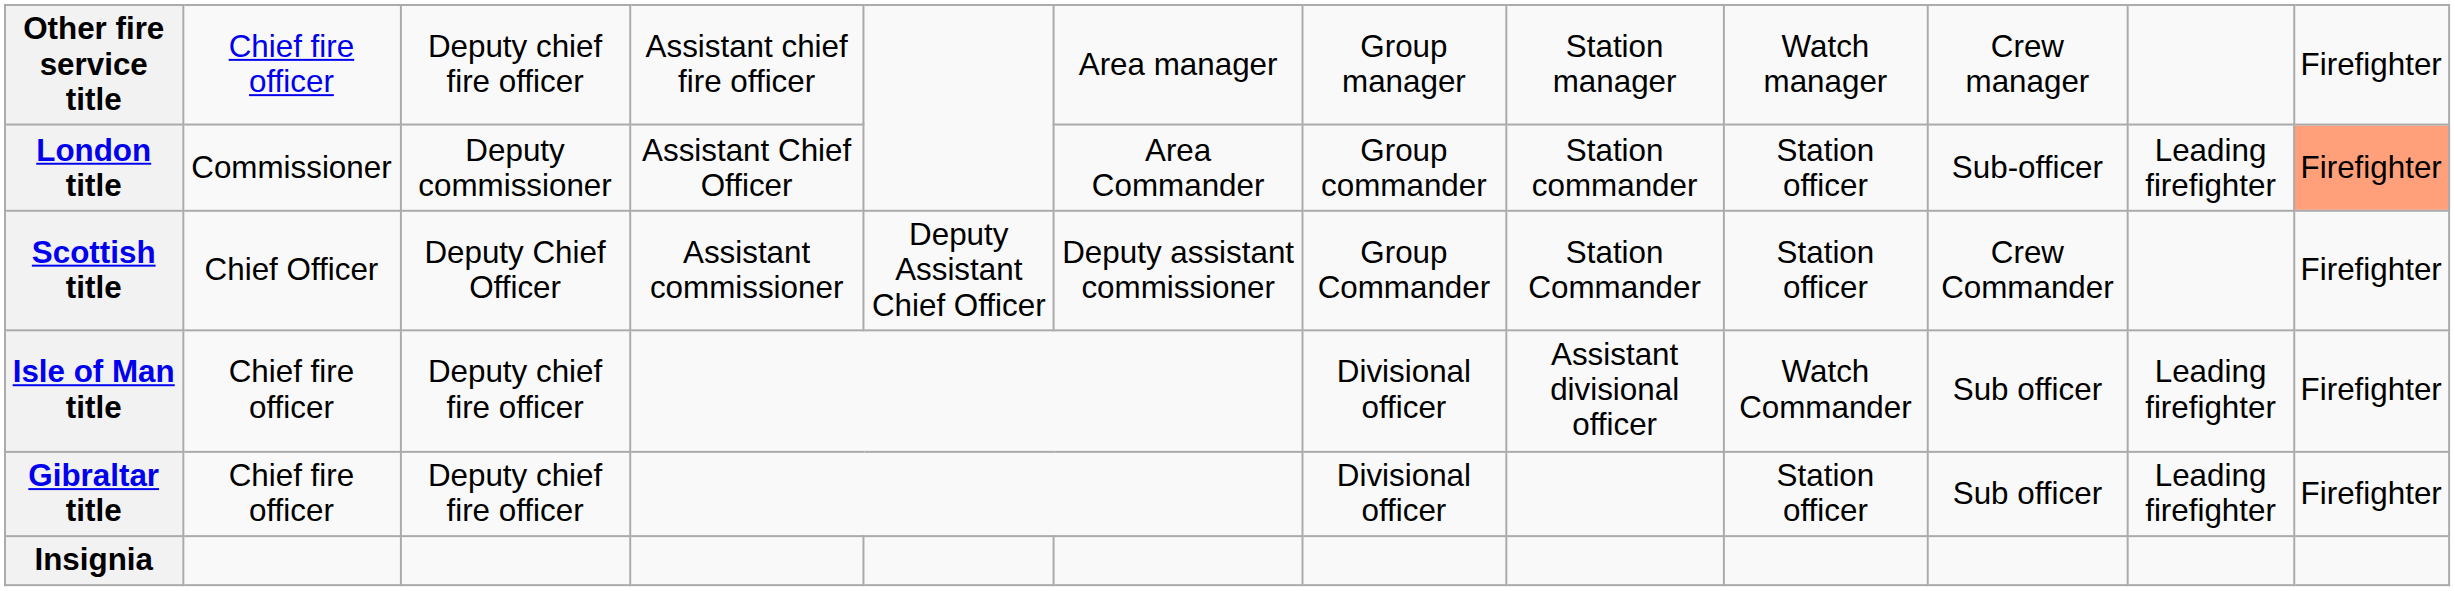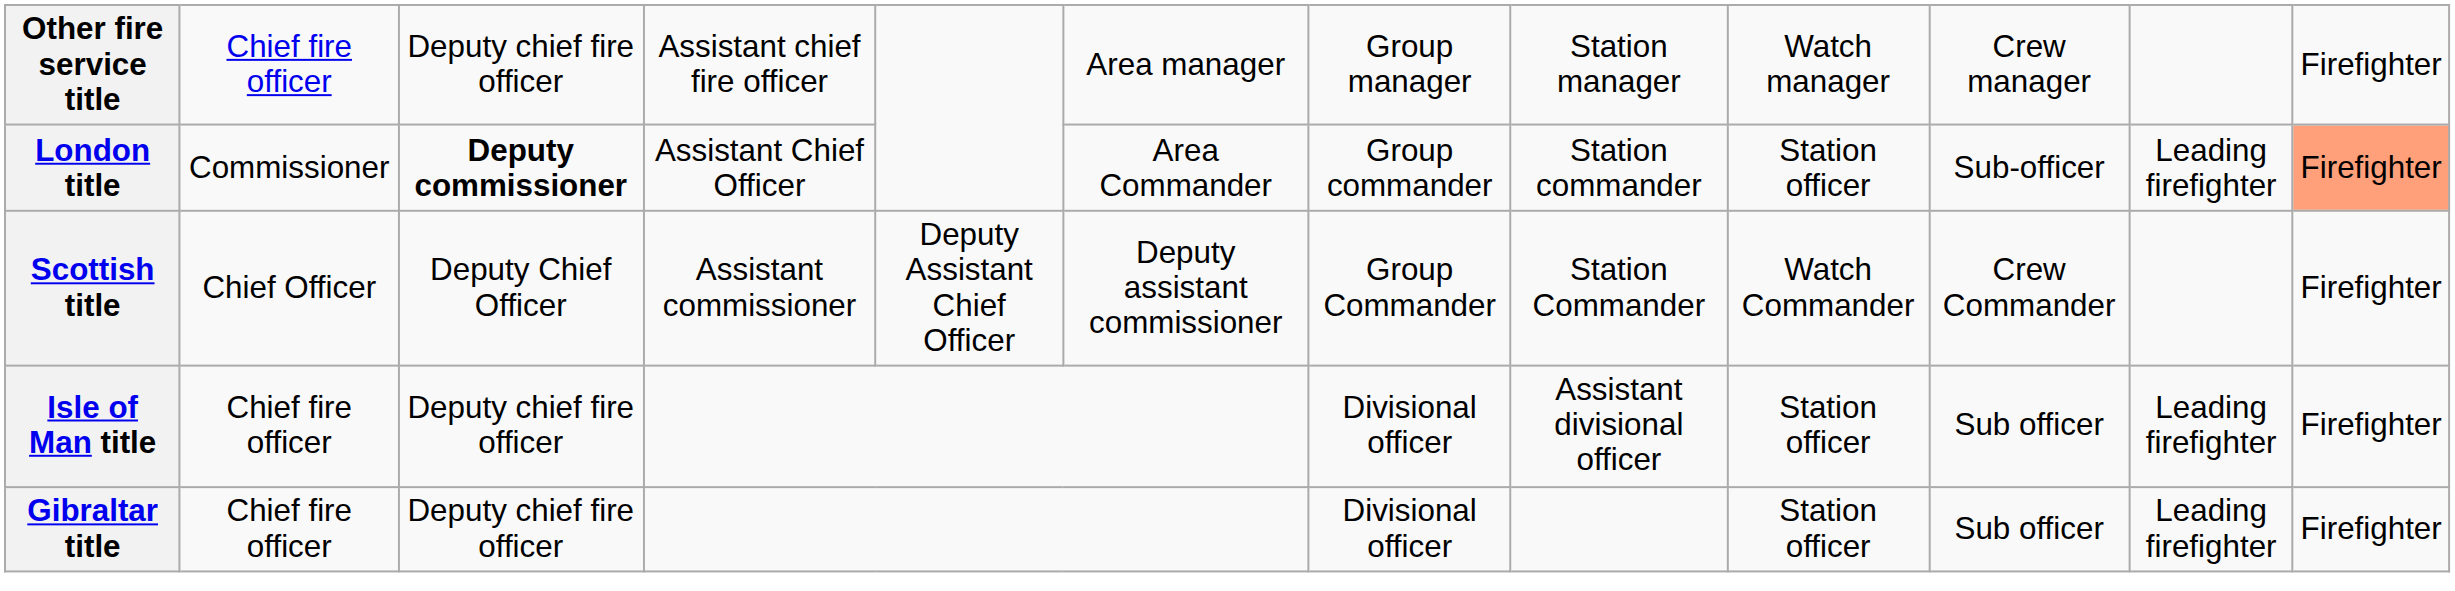(515, 167) normal -> (521, 167) bold
(1825, 269) Station officer -> (1828, 287) Watch Commander
(1825, 390) Watch Commander -> (1828, 425) Station officer
- row: (94, 560)
